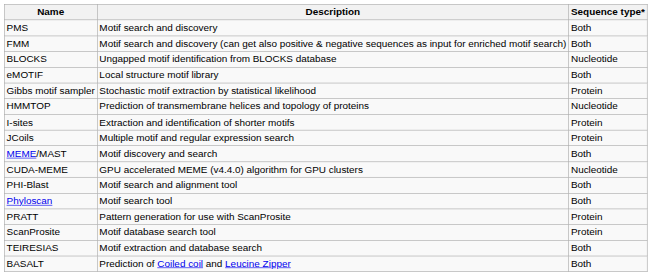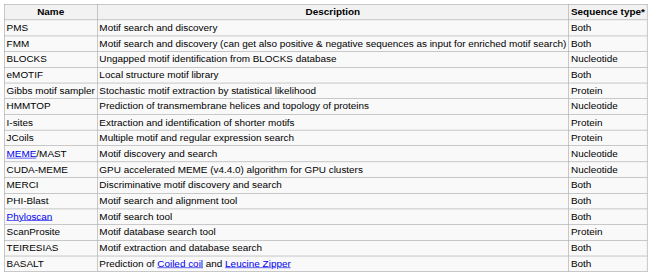(581, 153) Both -> (594, 153) Nucleotide
+ row: (23, 185)
- row: (22, 216)
